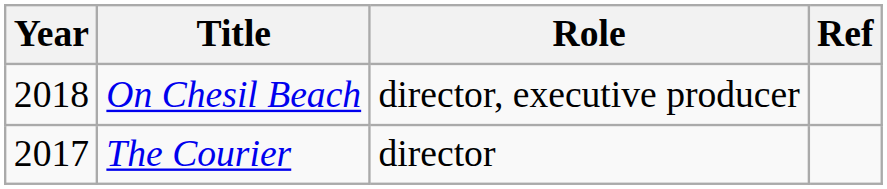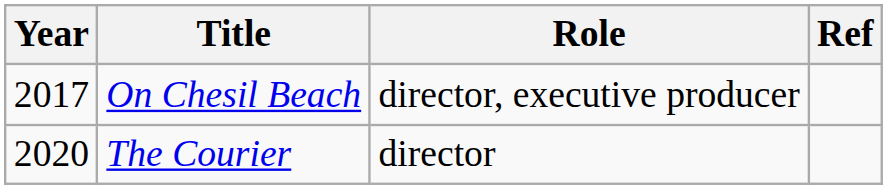(51, 93) 2018 -> (51, 93) 2017
(51, 153) 2017 -> (51, 153) 2020
